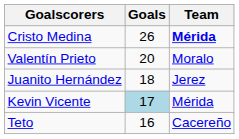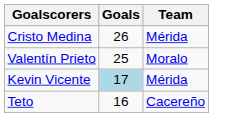(194, 36) bold -> (167, 36) normal
(147, 58) 20 -> (121, 58) 25
- row: (65, 79)
